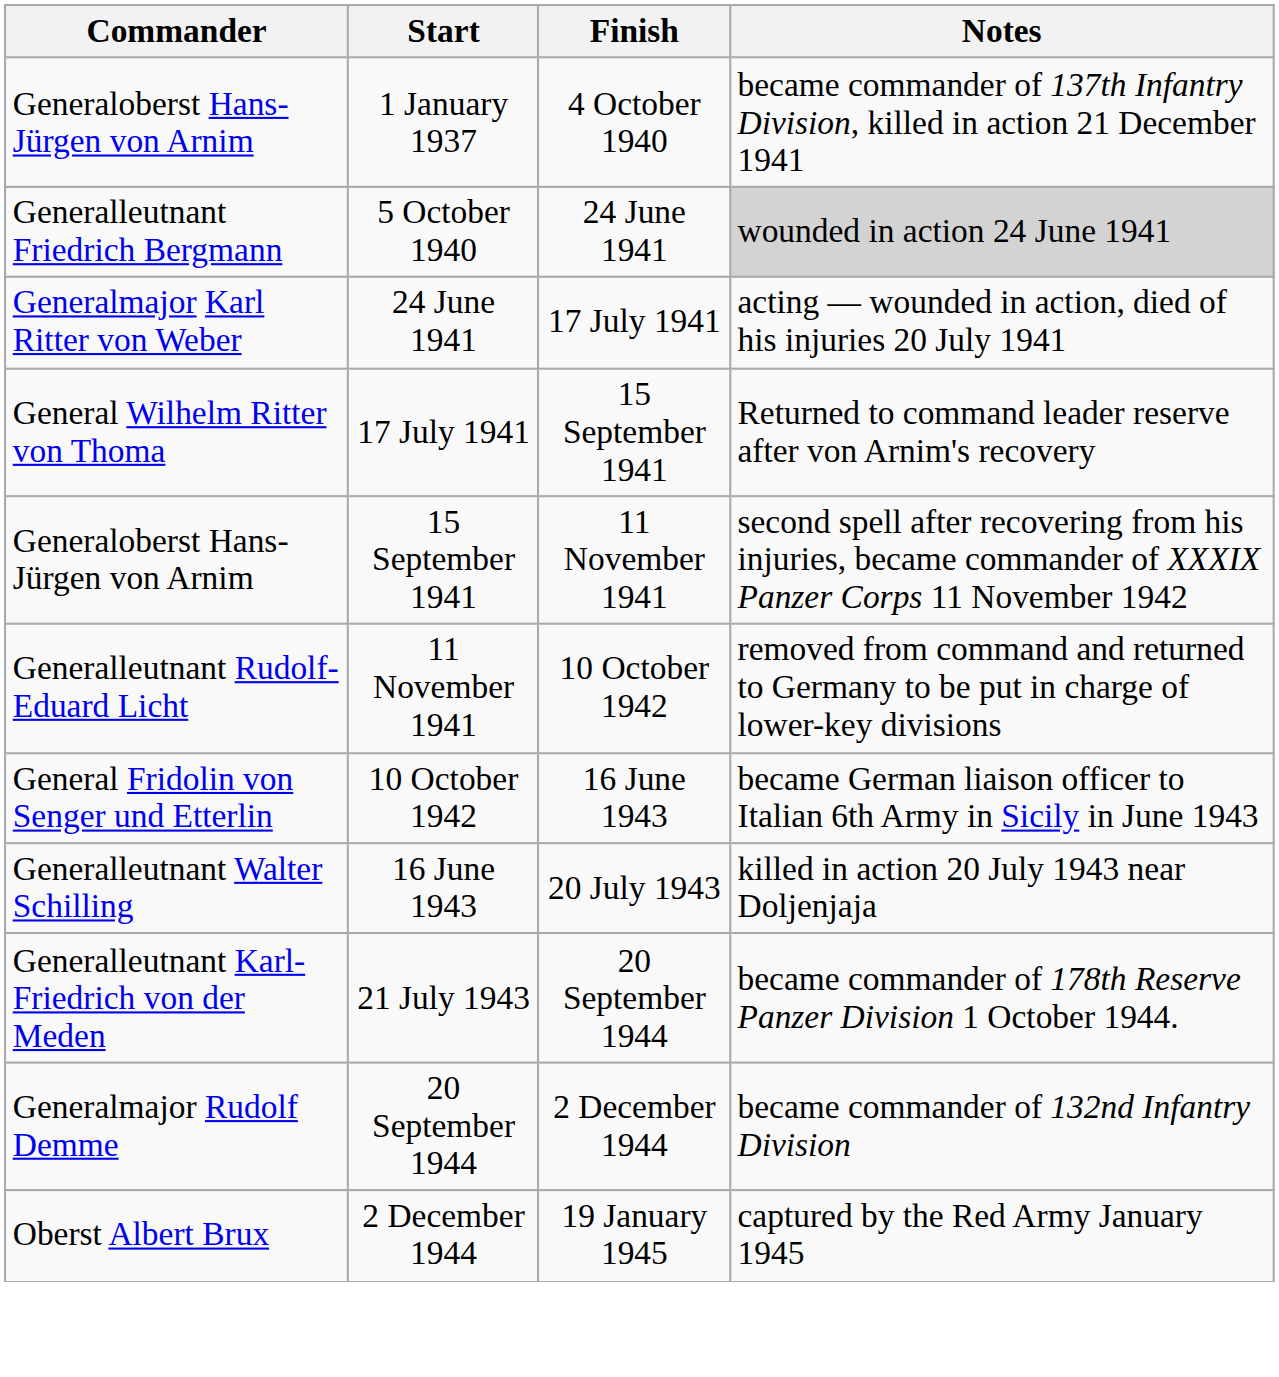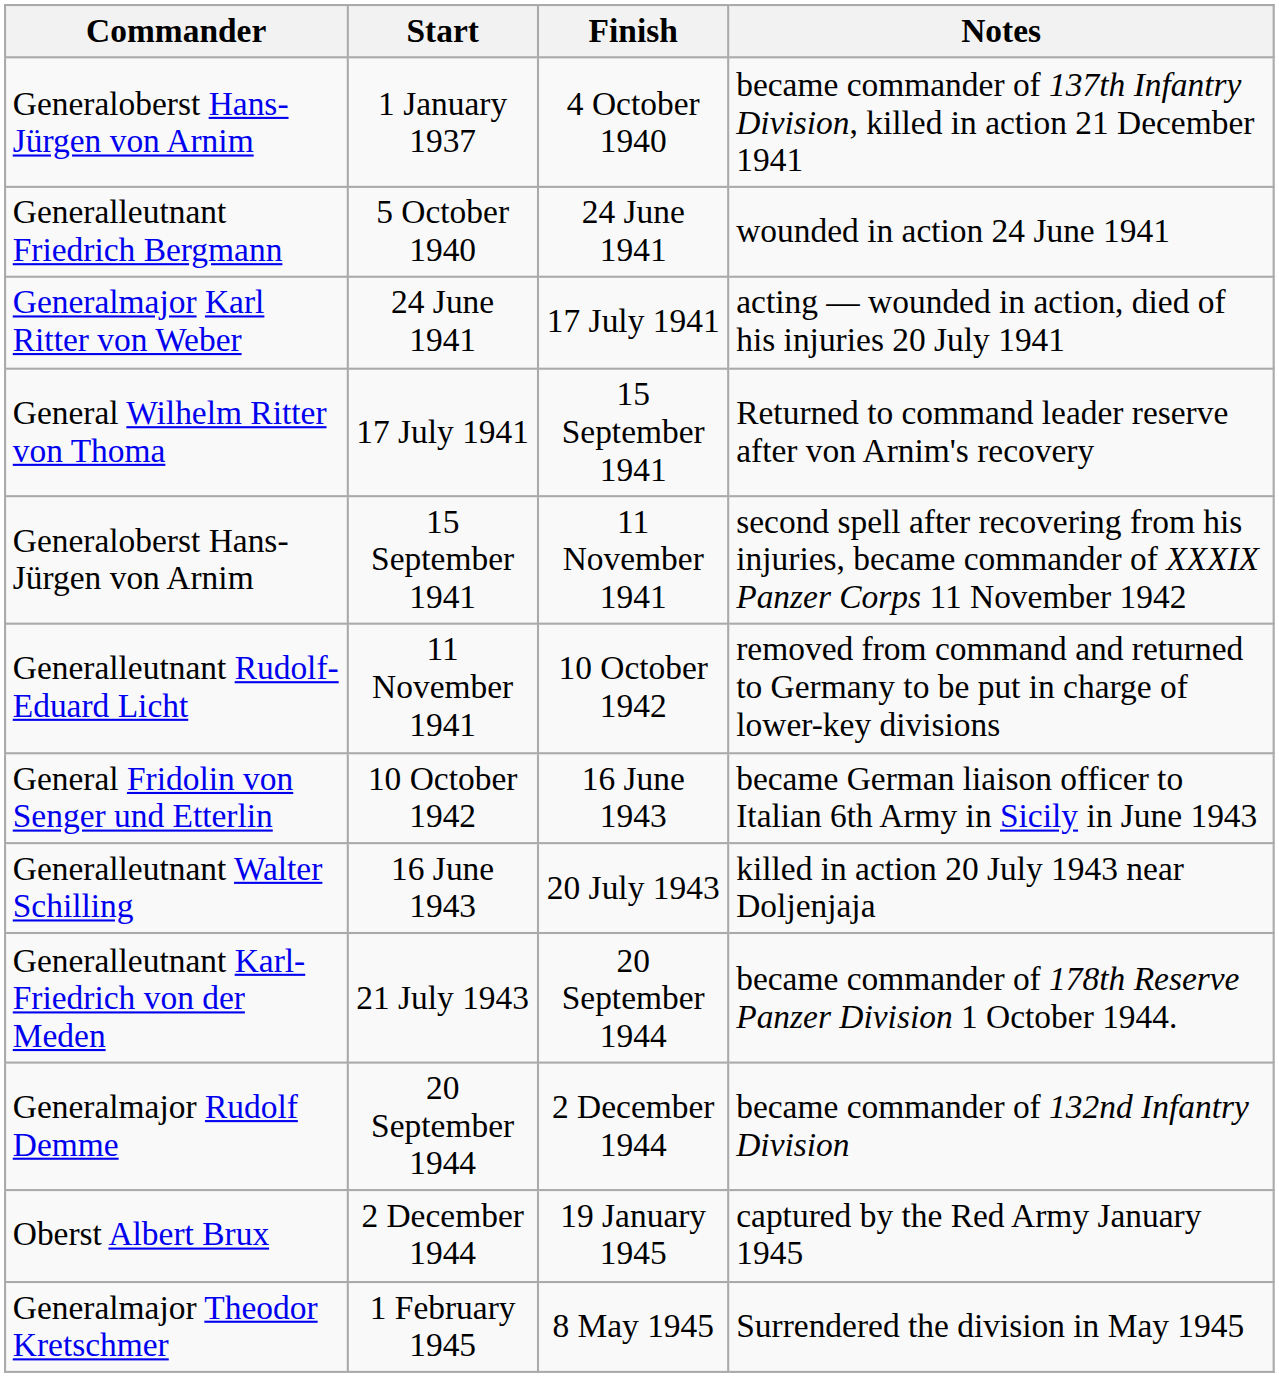(954, 231) lightgrey background -> (953, 231) no background
+ row: (443, 1325)
